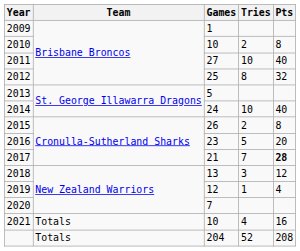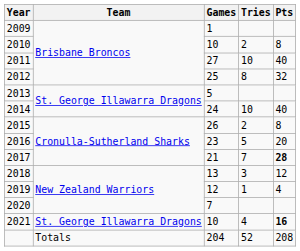(53, 222) Totals -> (119, 222) St. George Illawarra Dragons
(281, 222) normal -> (281, 222) bold
